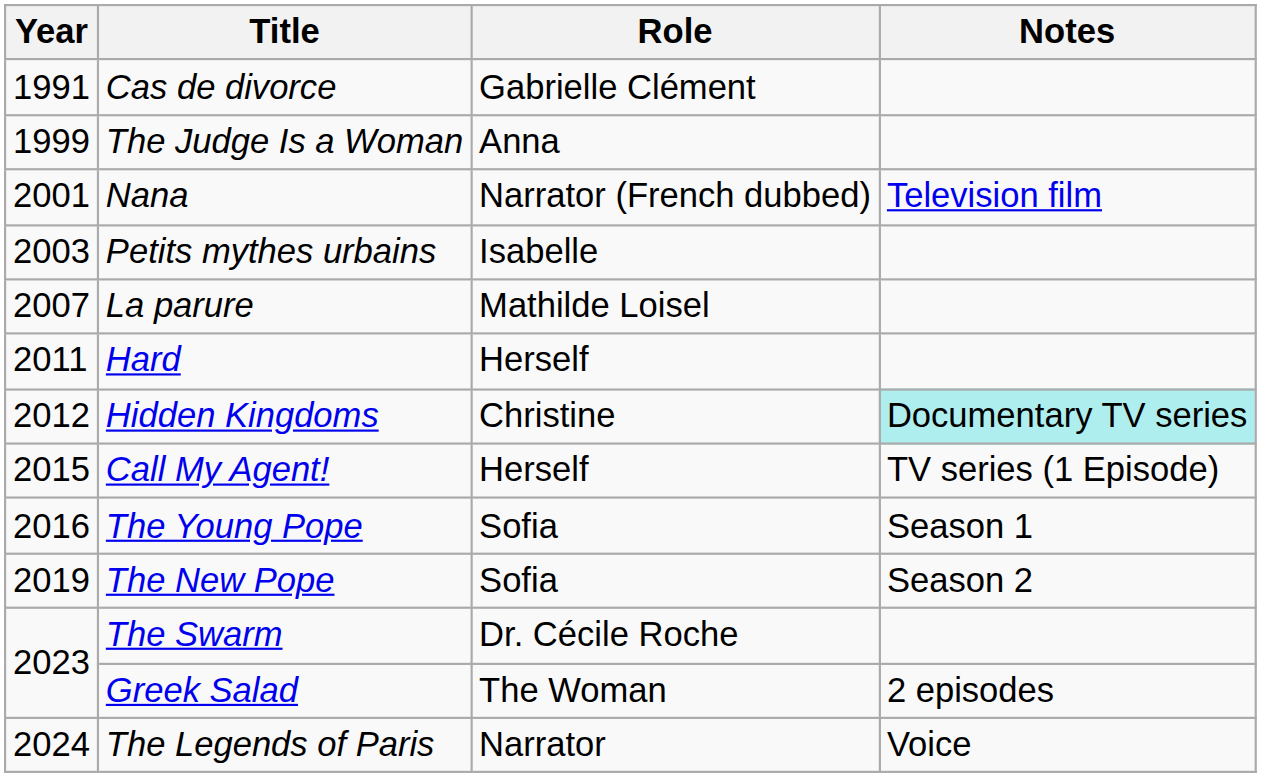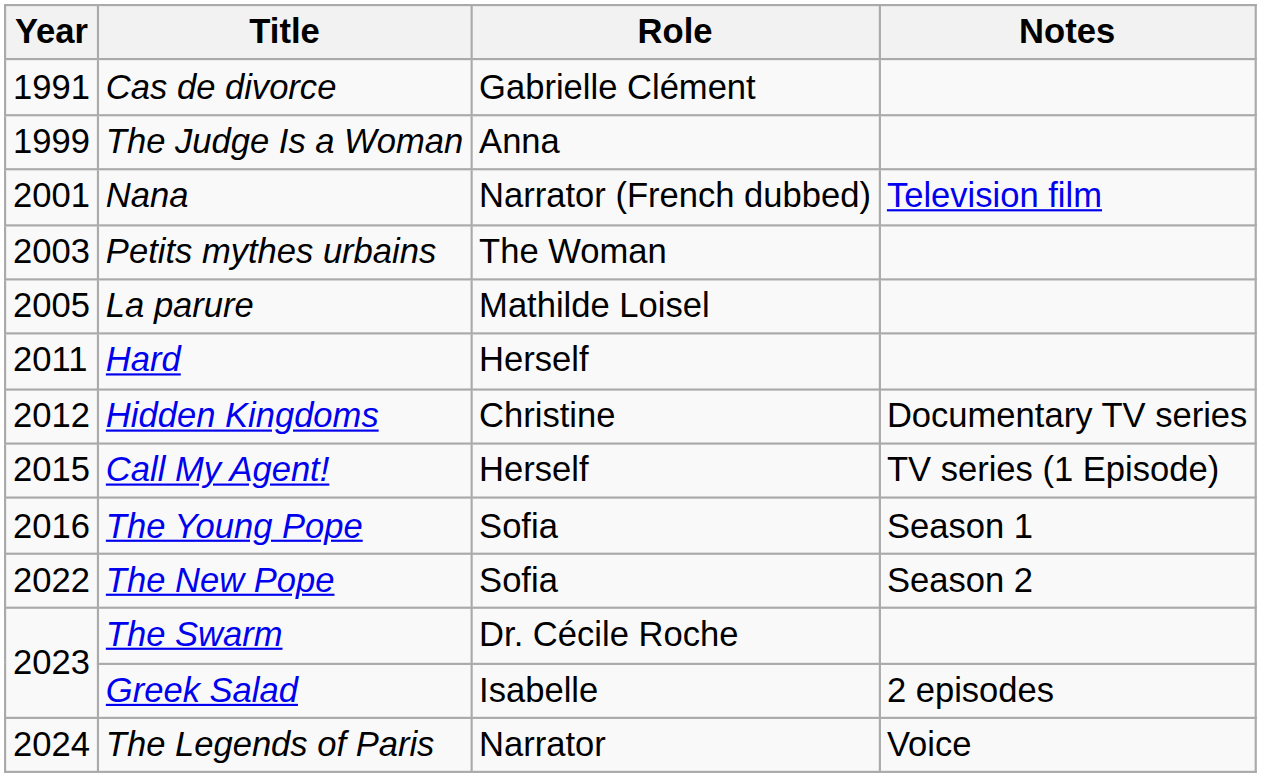(539, 251) Isabelle -> (573, 251) The Woman
(51, 305) 2007 -> (51, 305) 2005
(1067, 415) paleturquoise background -> (1067, 415) no background
(51, 580) 2019 -> (51, 580) 2022
(573, 689) The Woman -> (539, 689) Isabelle
